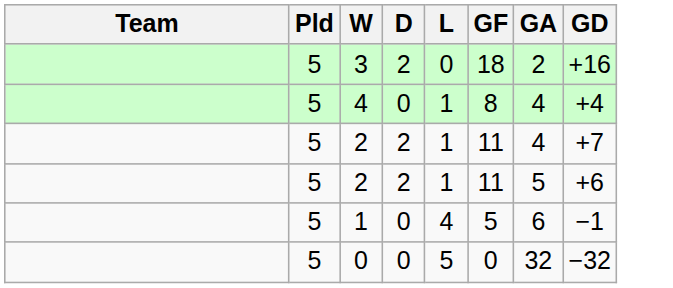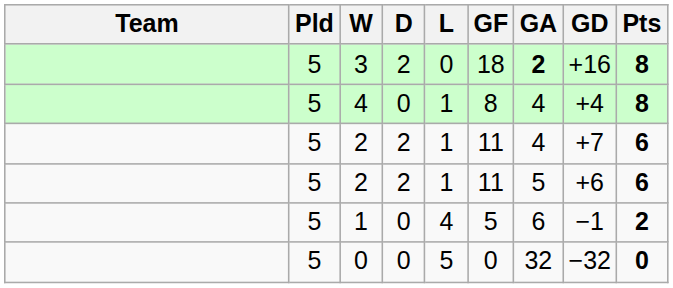+ column: (642, 24)
(538, 63) normal -> (538, 63) bold
